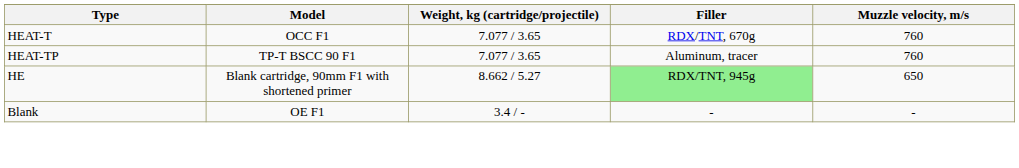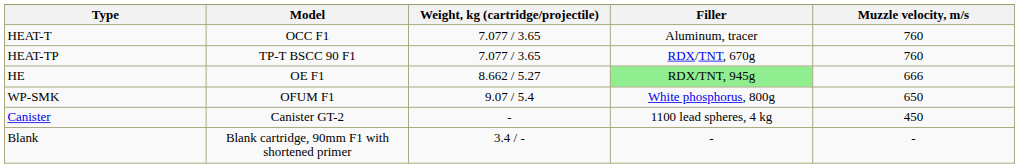(711, 35) RDX/TNT, 670g -> (711, 35) Aluminum, tracer
(711, 55) Aluminum, tracer -> (711, 55) RDX/TNT, 670g
(307, 83) Blank cartridge, 90mm F1 with shortened primer -> (307, 76) OE F1
(913, 76) 650 -> (913, 76) 666
+ row: (33, 96)
+ row: (29, 117)
(307, 111) OE F1 -> (307, 145) Blank cartridge, 90mm F1 with shortened primer
